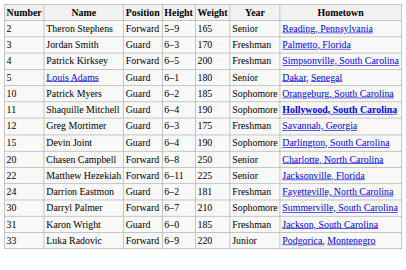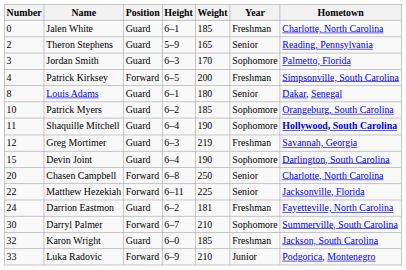+ row: (70, 29)
(142, 29) Forward -> (138, 45) Guard
(252, 45) Freshman -> (255, 61) Sophomore
(9, 77) 5 -> (9, 94) 8
(205, 126) 175 -> (205, 143) 219
(12, 224) 31 -> (12, 240) 32
(205, 240) 220 -> (205, 257) 210
